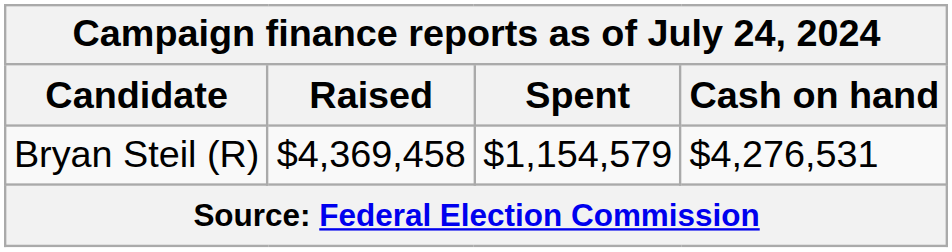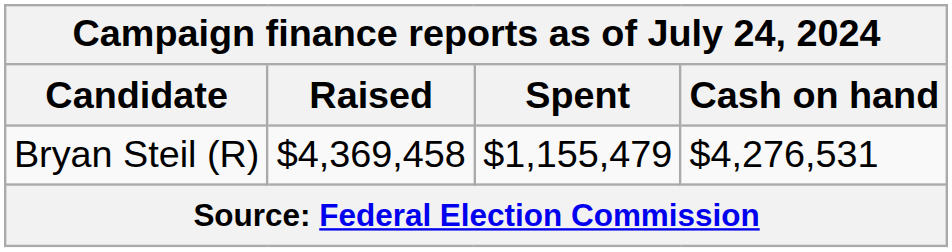(578, 154) $1,154,579 -> (578, 154) $1,155,479
